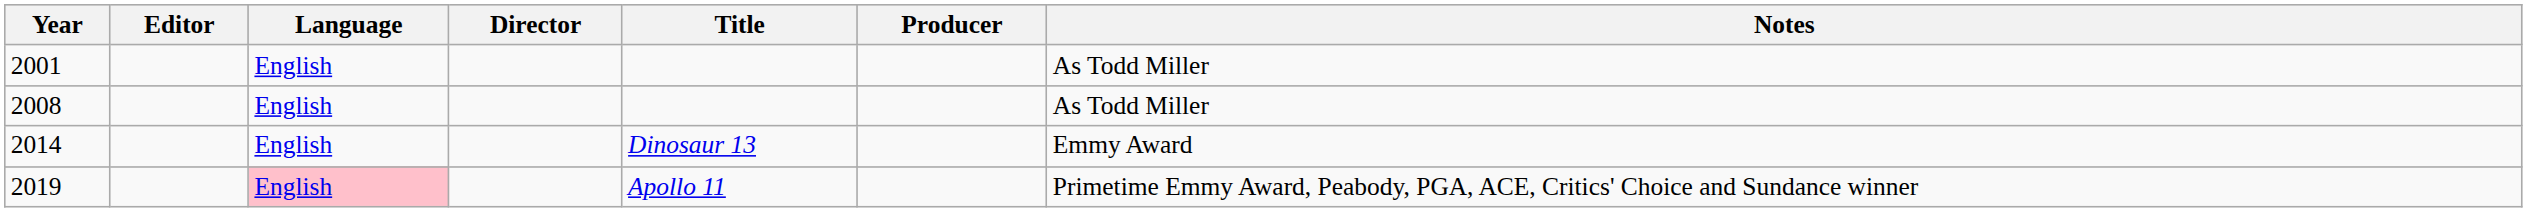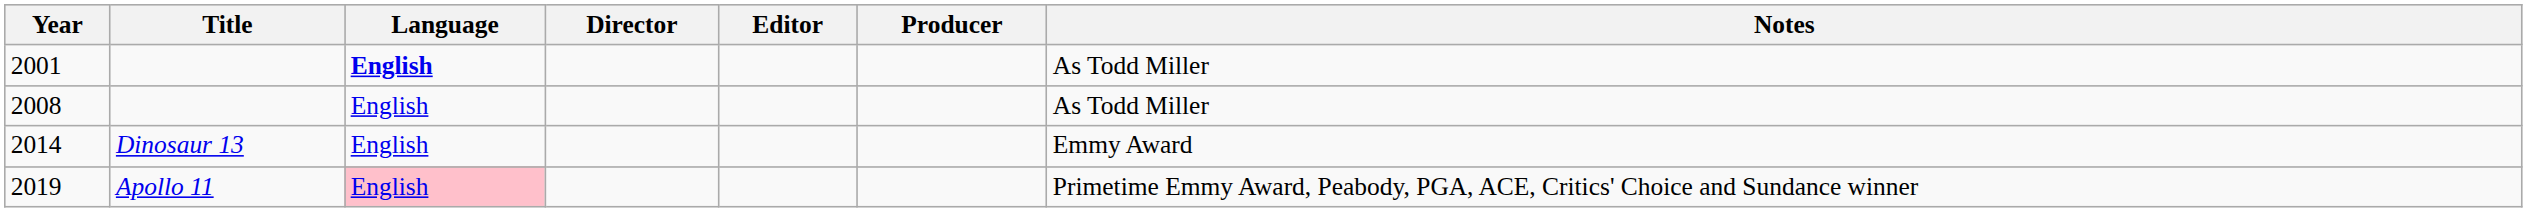columns swapped: (740, 24) <-> (179, 24)
(293, 65) normal -> (392, 65) bold
